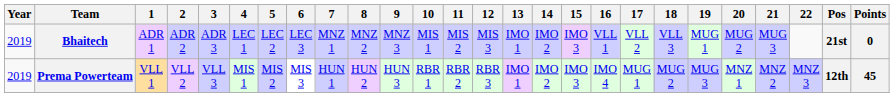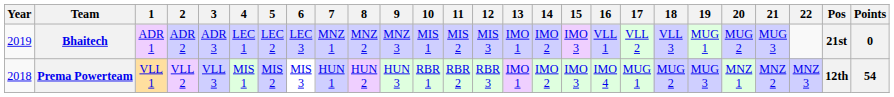(19, 75) 2019 -> (19, 75) 2018
(870, 75) 45 -> (870, 75) 54
